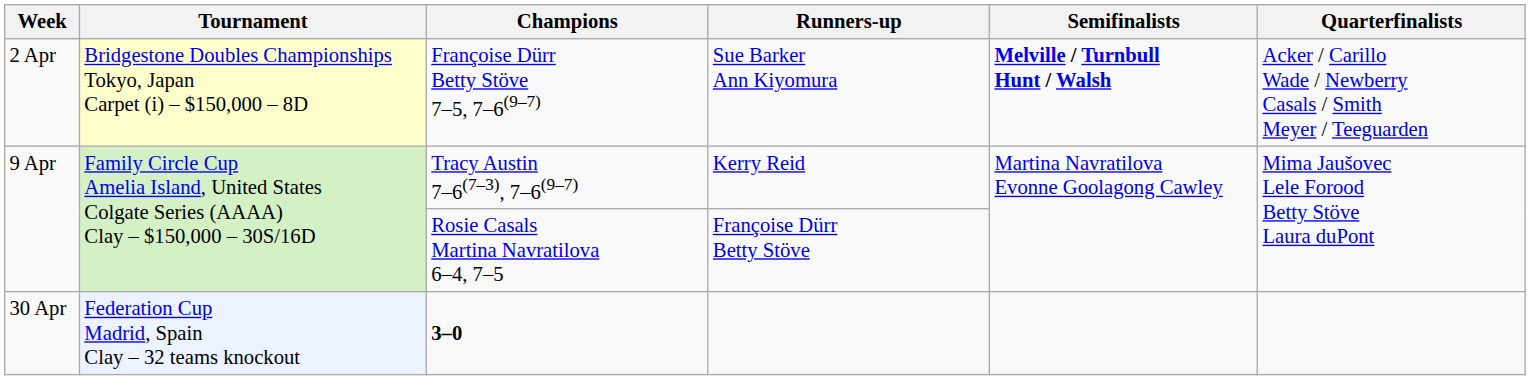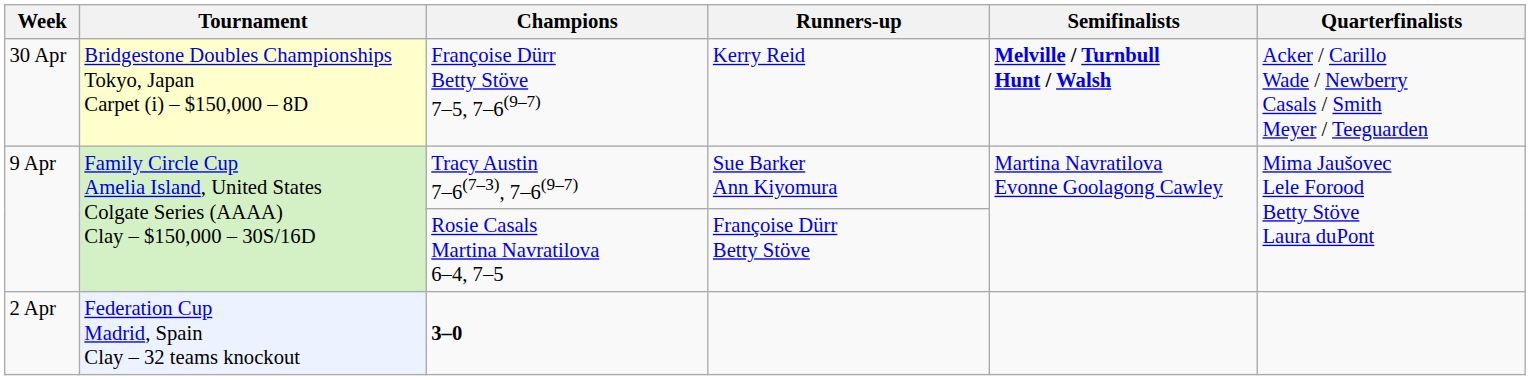(33, 55) 2 Apr -> (38, 55) 30 Apr
(775, 68) Sue Barker Ann Kiyomura -> (759, 55) Kerry Reid
(759, 163) Kerry Reid -> (775, 175) Sue Barker Ann Kiyomura
(38, 309) 30 Apr -> (33, 309) 2 Apr
